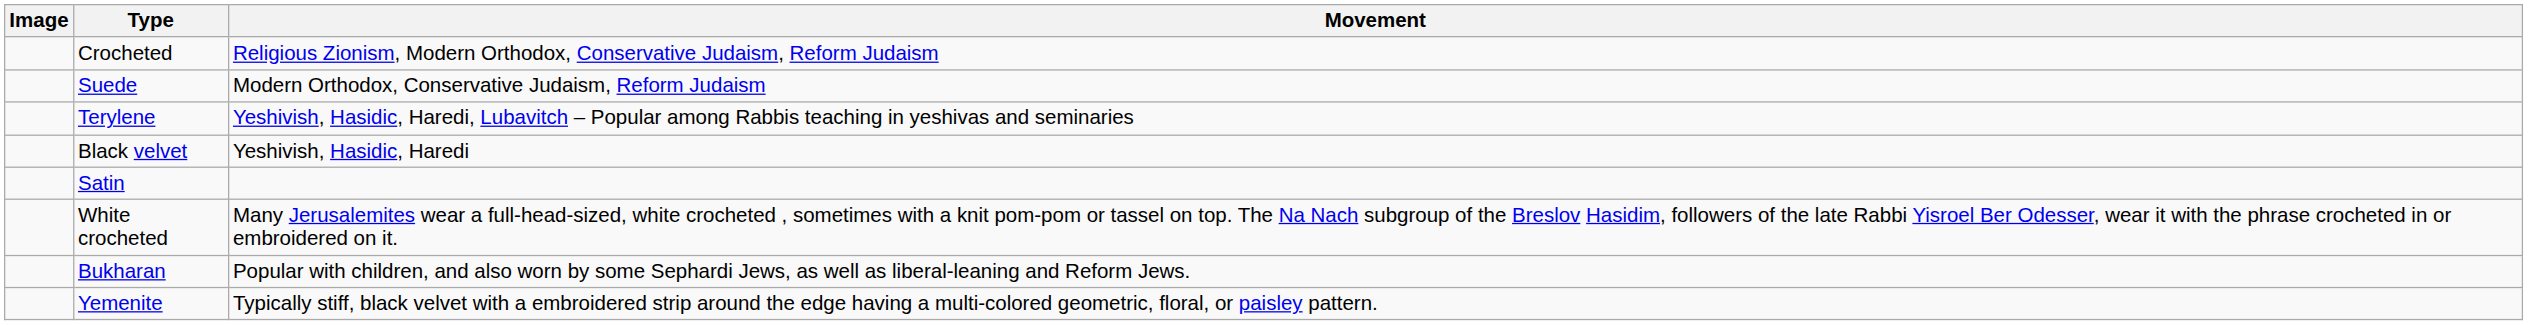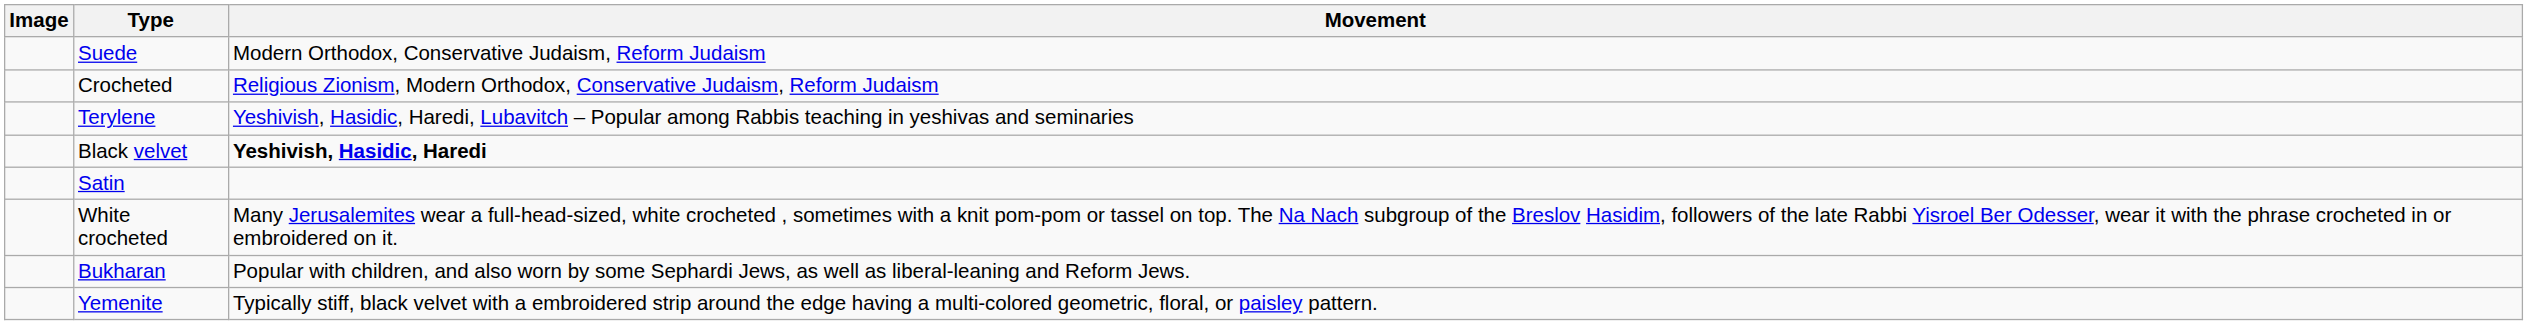rows swapped: (125, 53) <-> (108, 85)
(351, 150) normal -> (360, 150) bold
